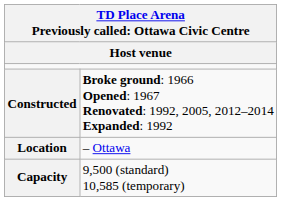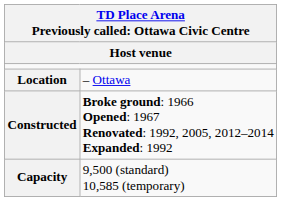rows swapped: (42, 148) <-> (42, 103)
